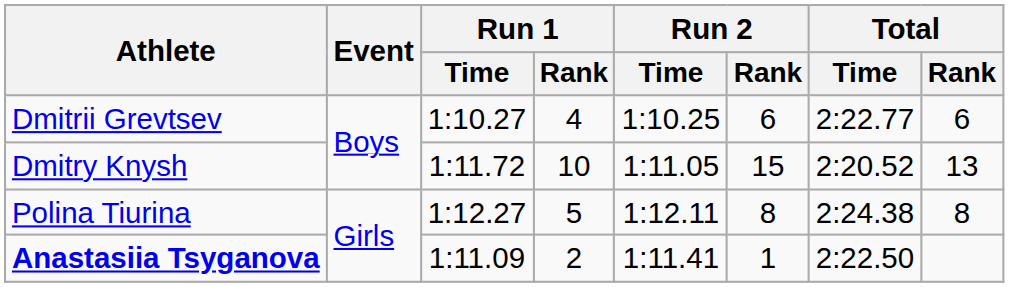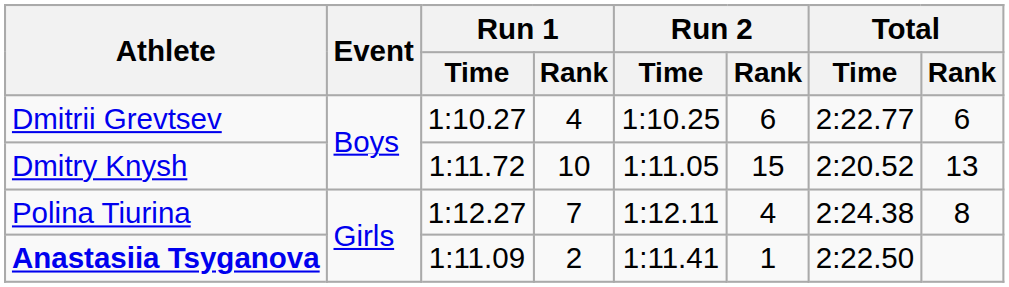(574, 213) 5 -> (574, 213) 7
(768, 213) 8 -> (768, 213) 4
